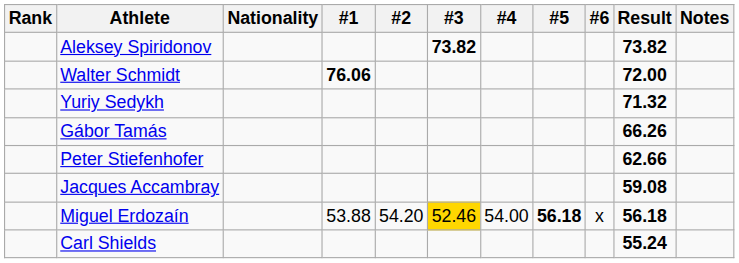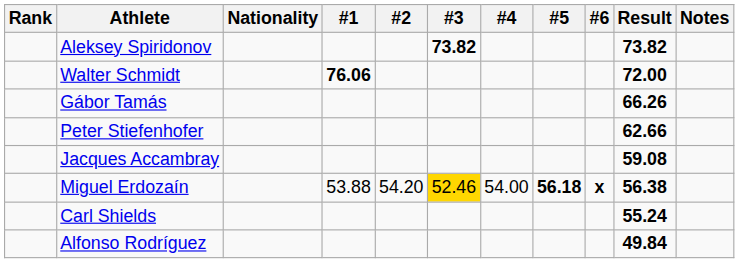- row: (112, 103)
(599, 215) normal -> (599, 187) bold
(645, 215) 56.18 -> (645, 187) 56.38
+ row: (133, 243)
